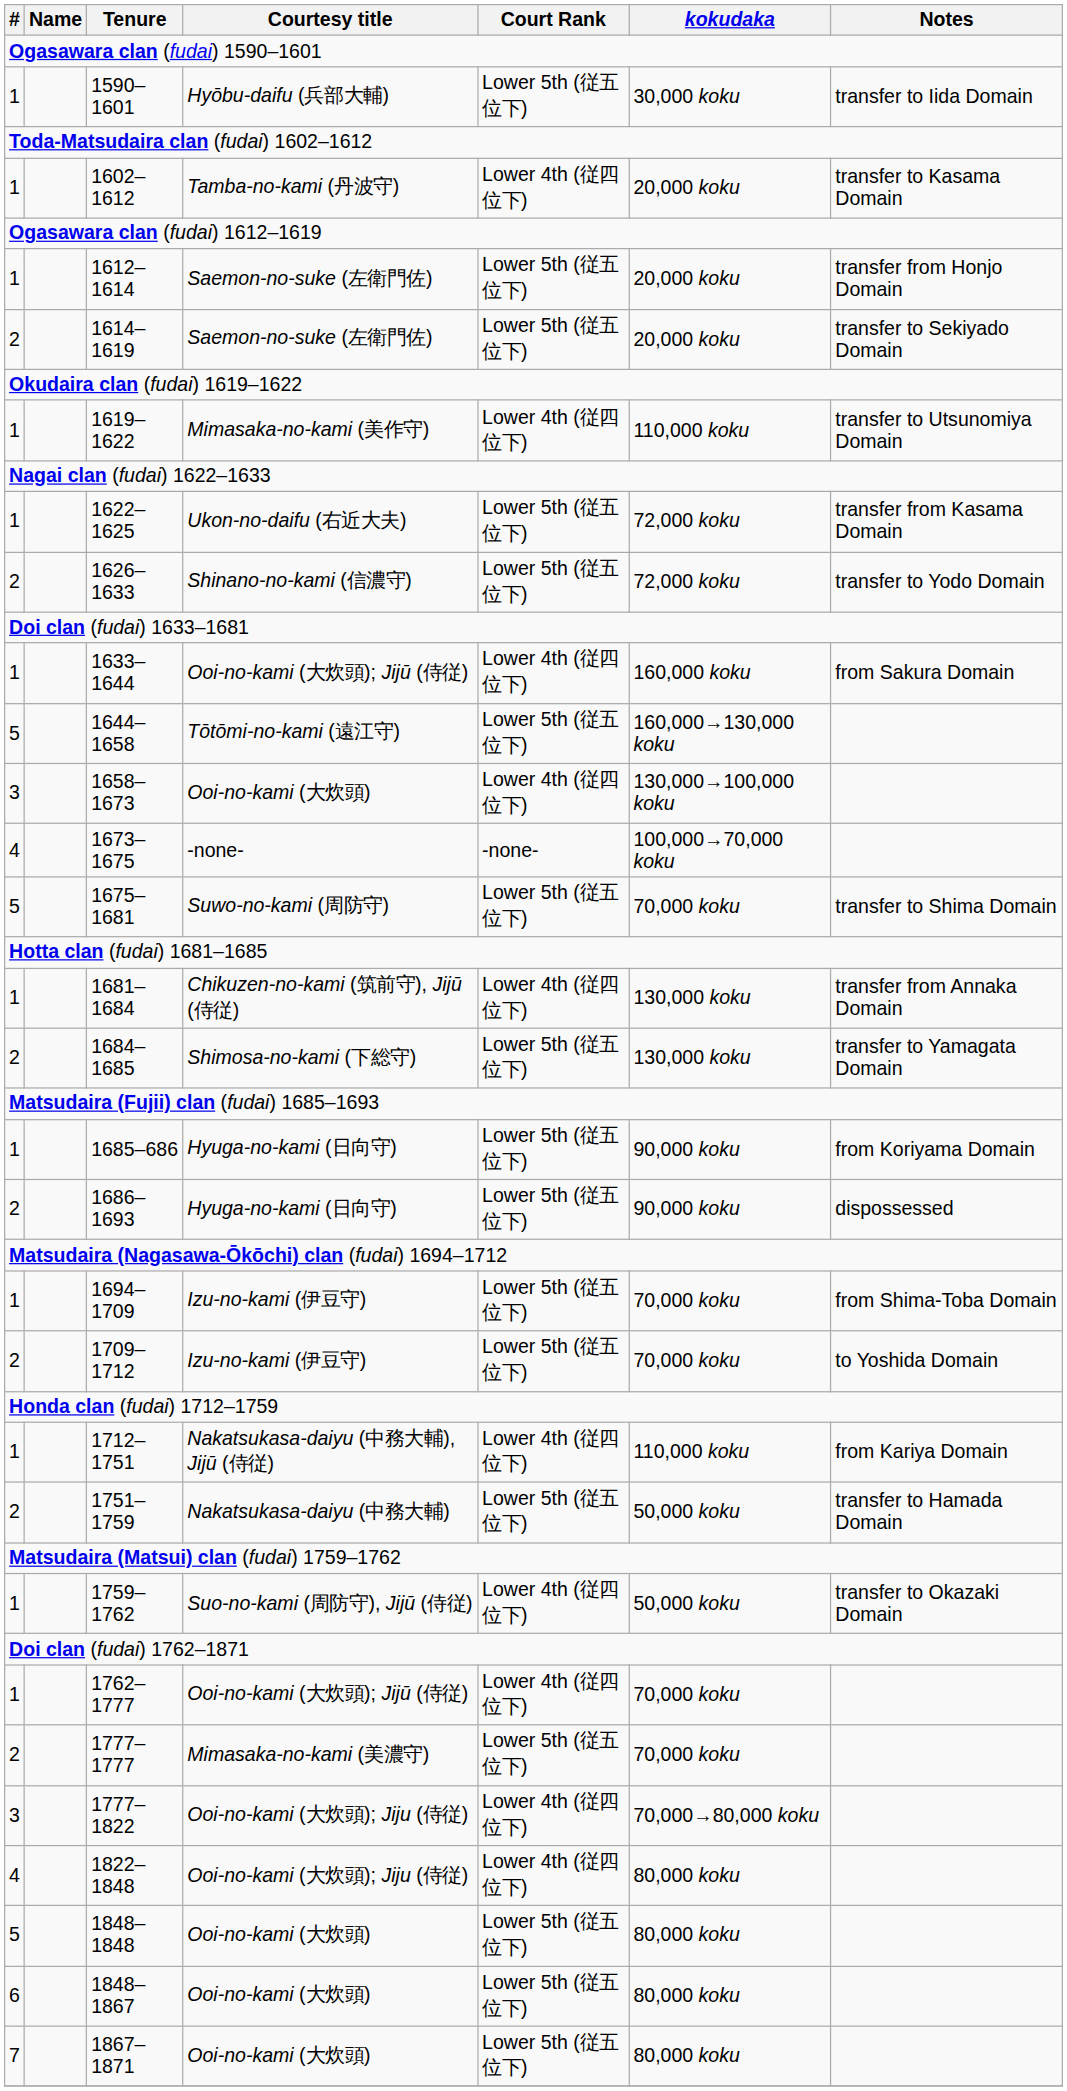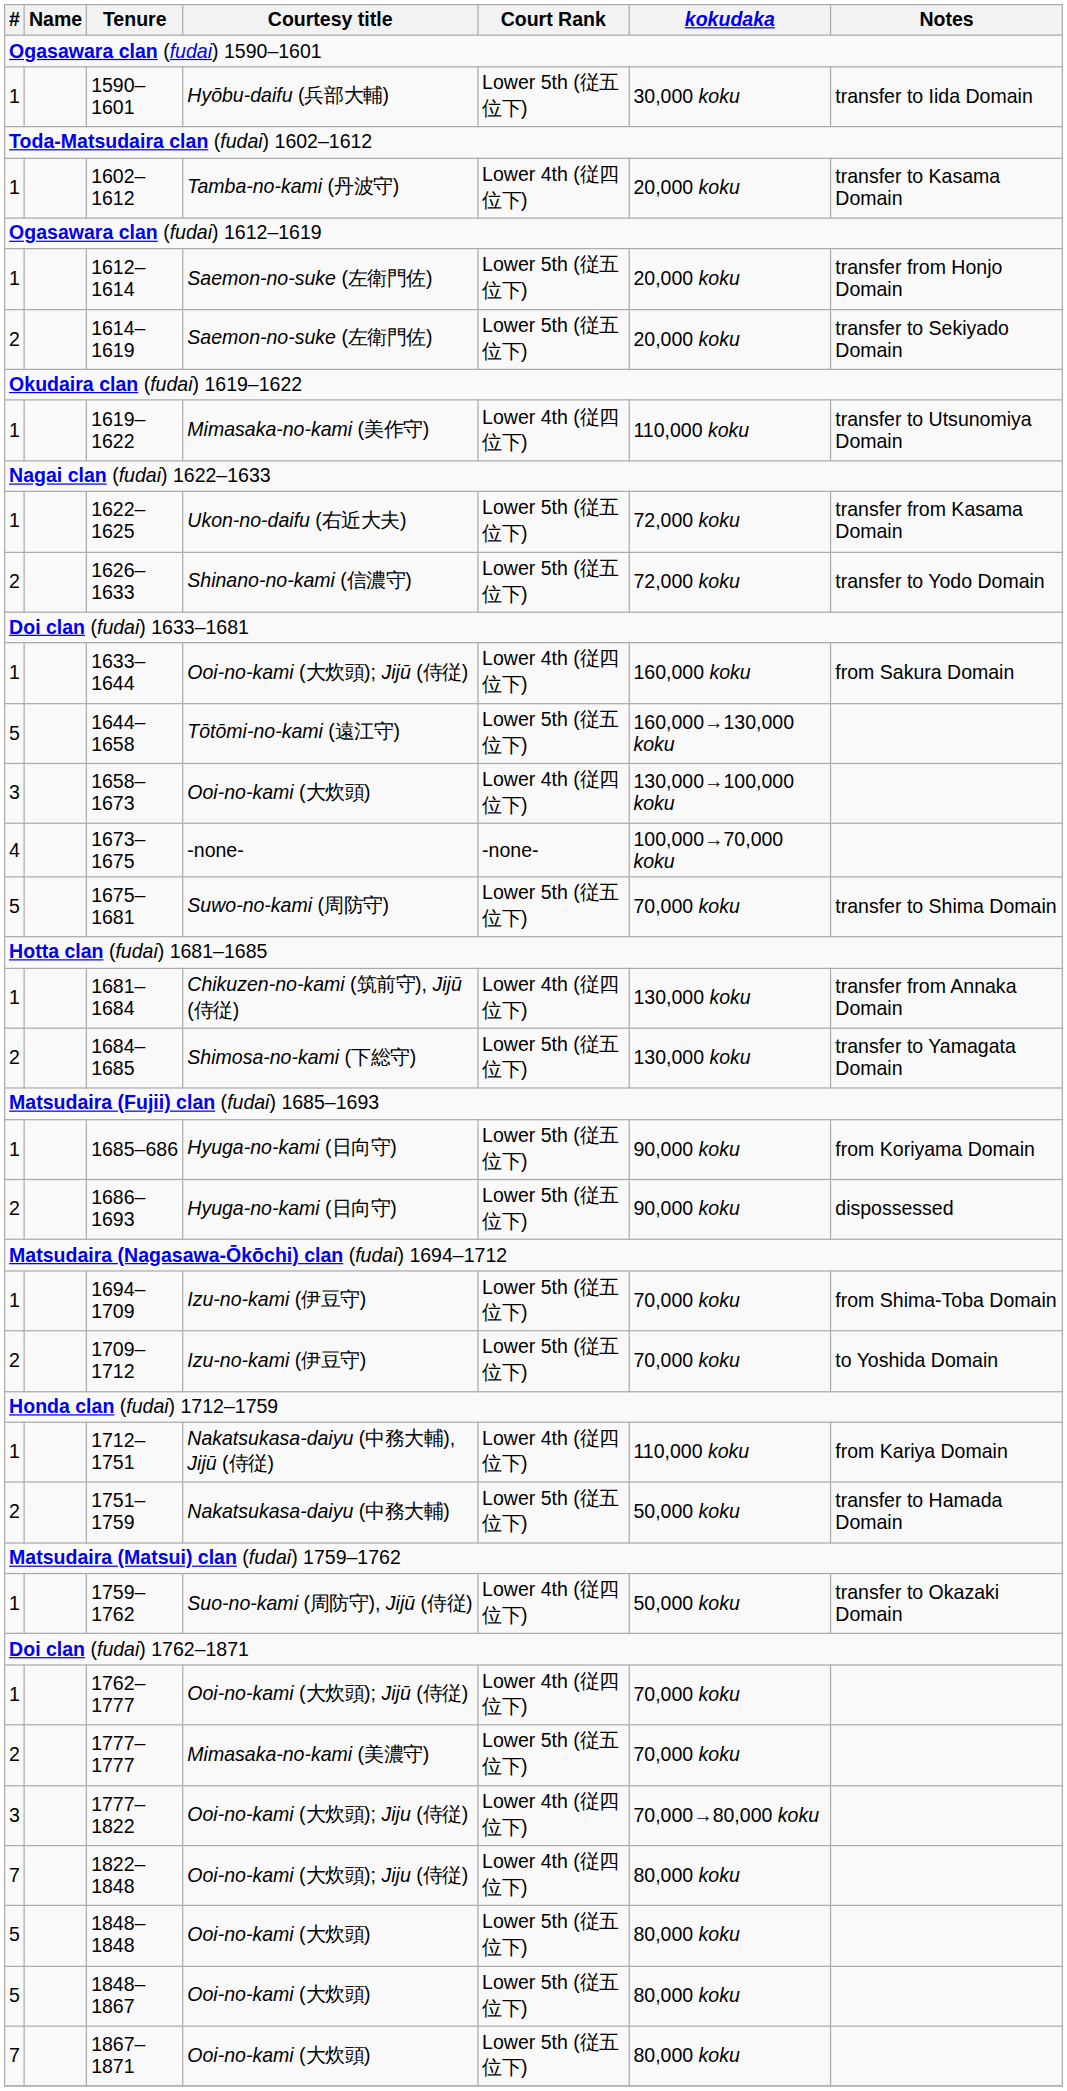(15, 1875) 4 -> (15, 1875) 7
(15, 1995) 6 -> (15, 1995) 5
